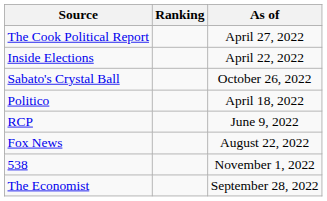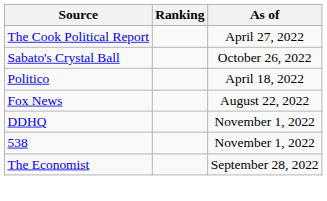- row: (51, 57)
- row: (20, 121)
+ row: (27, 121)
